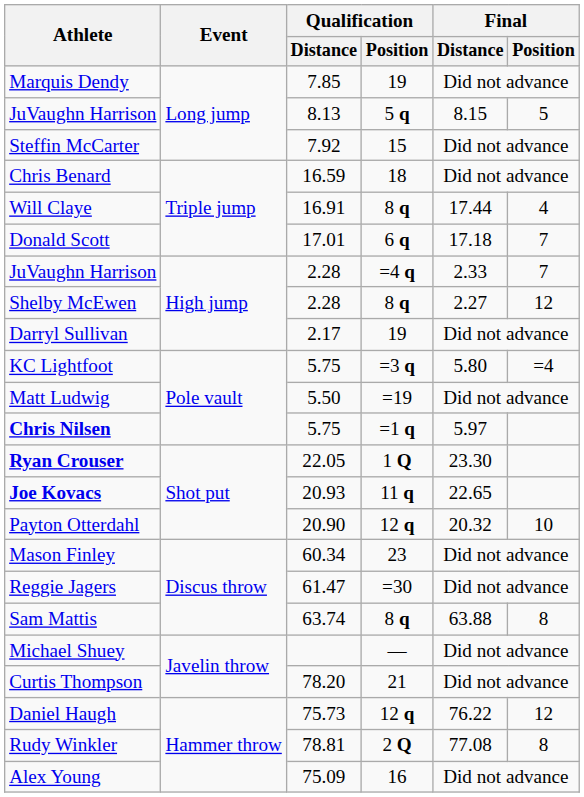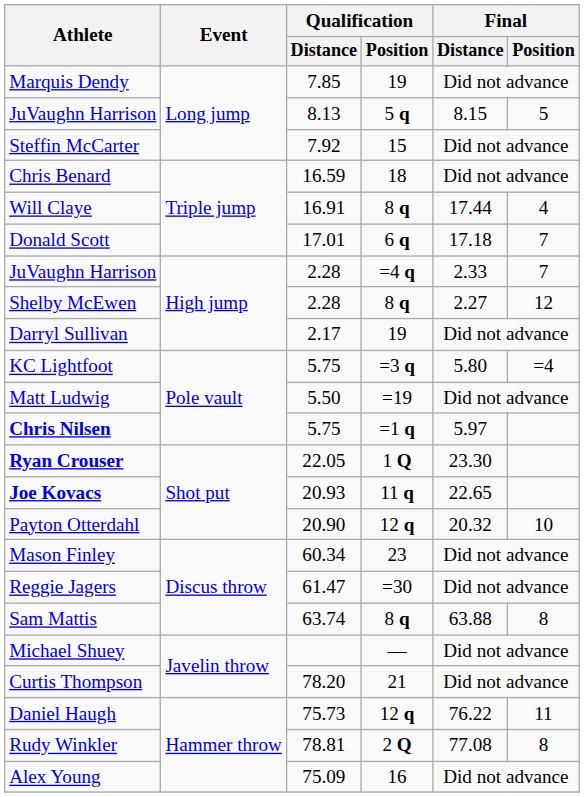(543, 713) 12 -> (543, 713) 11
